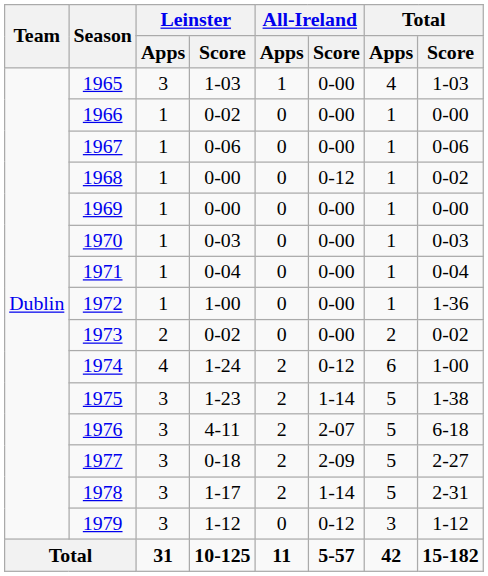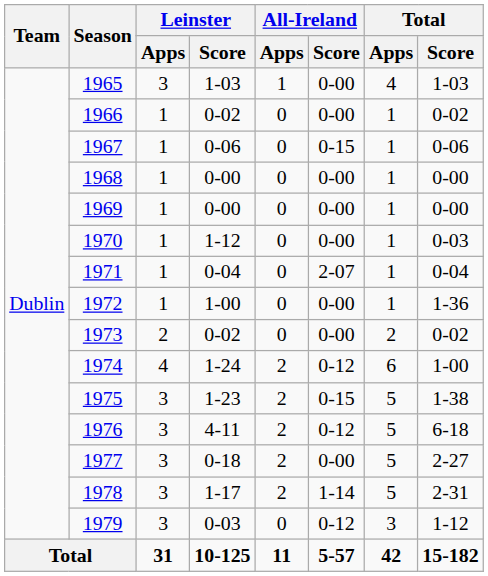(450, 114) 0-00 -> (450, 114) 0-02
(336, 146) 0-00 -> (336, 146) 0-15
(336, 177) 0-12 -> (336, 177) 0-00
(450, 177) 0-02 -> (450, 177) 0-00
(222, 240) 0-03 -> (222, 240) 1-12
(336, 271) 0-00 -> (336, 271) 2-07
(336, 397) 1-14 -> (336, 397) 0-15
(336, 429) 2-07 -> (336, 429) 0-12
(336, 460) 2-09 -> (336, 460) 0-00
(222, 523) 1-12 -> (222, 523) 0-03
